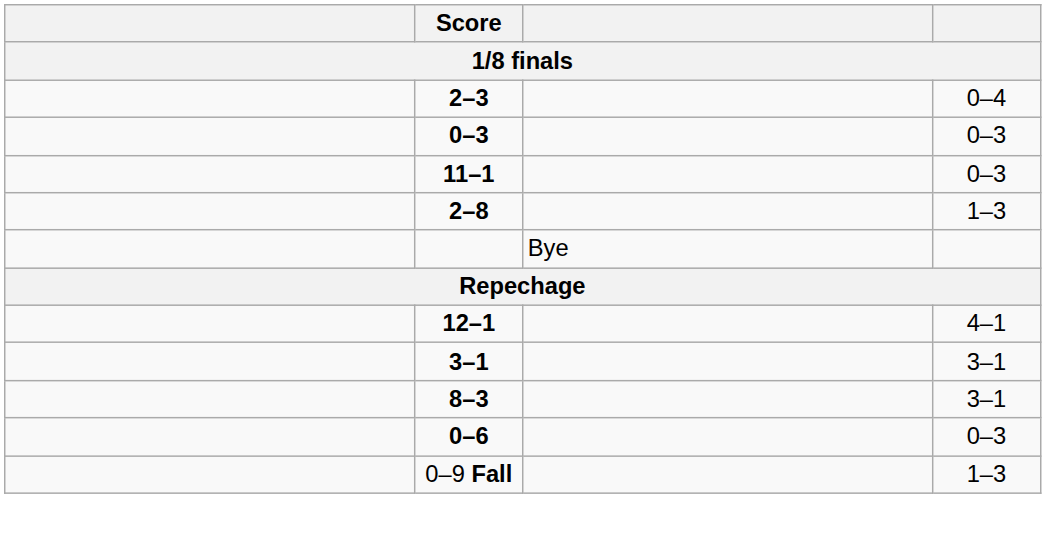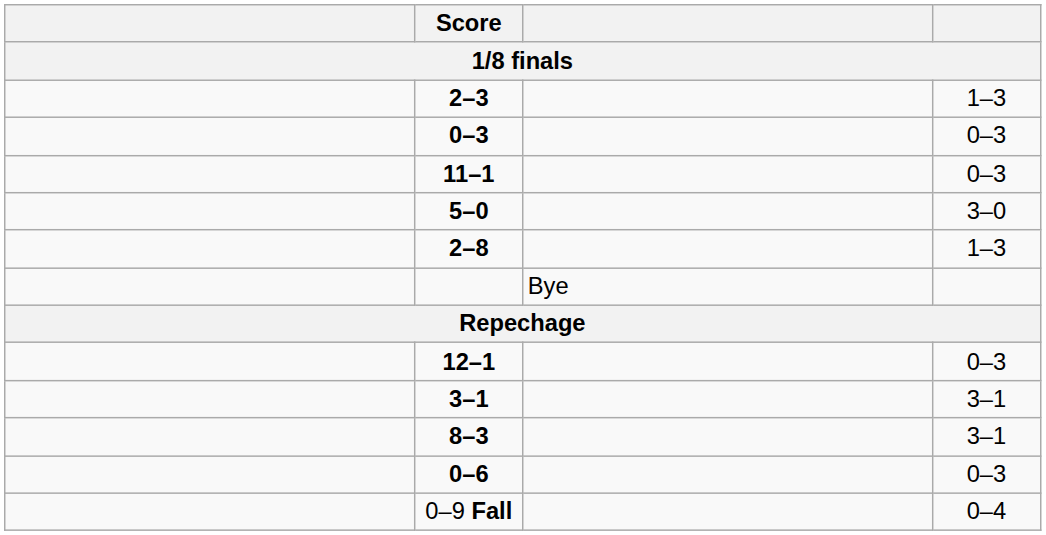(986, 98) 0–4 -> (986, 98) 1–3
+ row: (469, 211)
(986, 323) 4–1 -> (986, 361) 0–3
(986, 473) 1–3 -> (986, 511) 0–4
